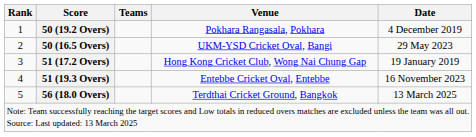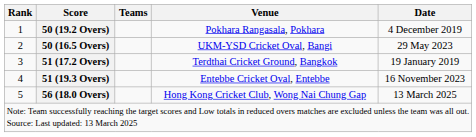(265, 62) Hong Kong Cricket Club, Wong Nai Chung Gap -> (265, 62) Terdthai Cricket Ground, Bangkok
(265, 95) Terdthai Cricket Ground, Bangkok -> (265, 95) Hong Kong Cricket Club, Wong Nai Chung Gap
